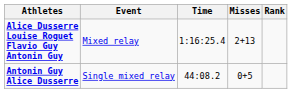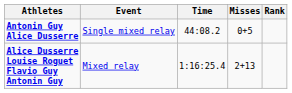rows swapped: (42, 76) <-> (42, 41)
